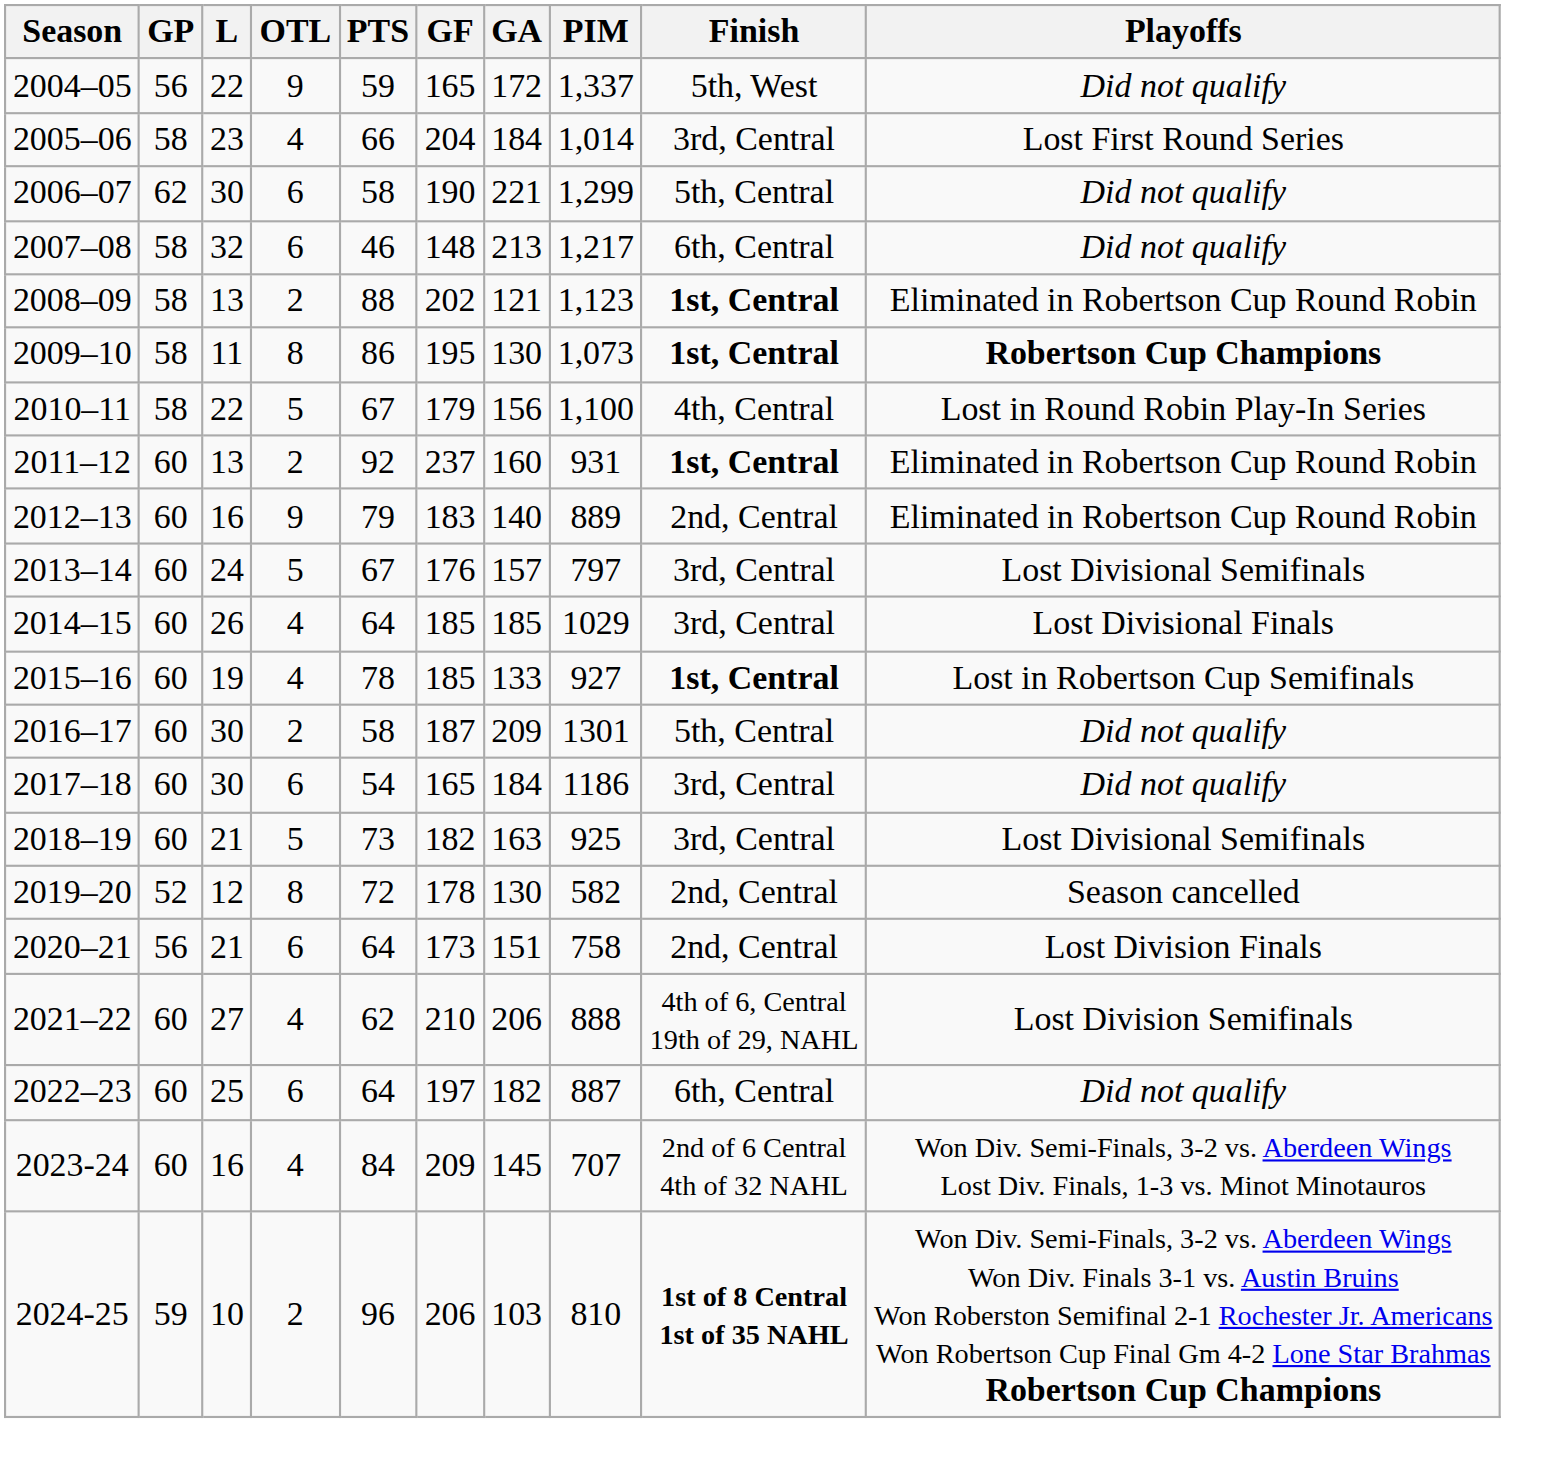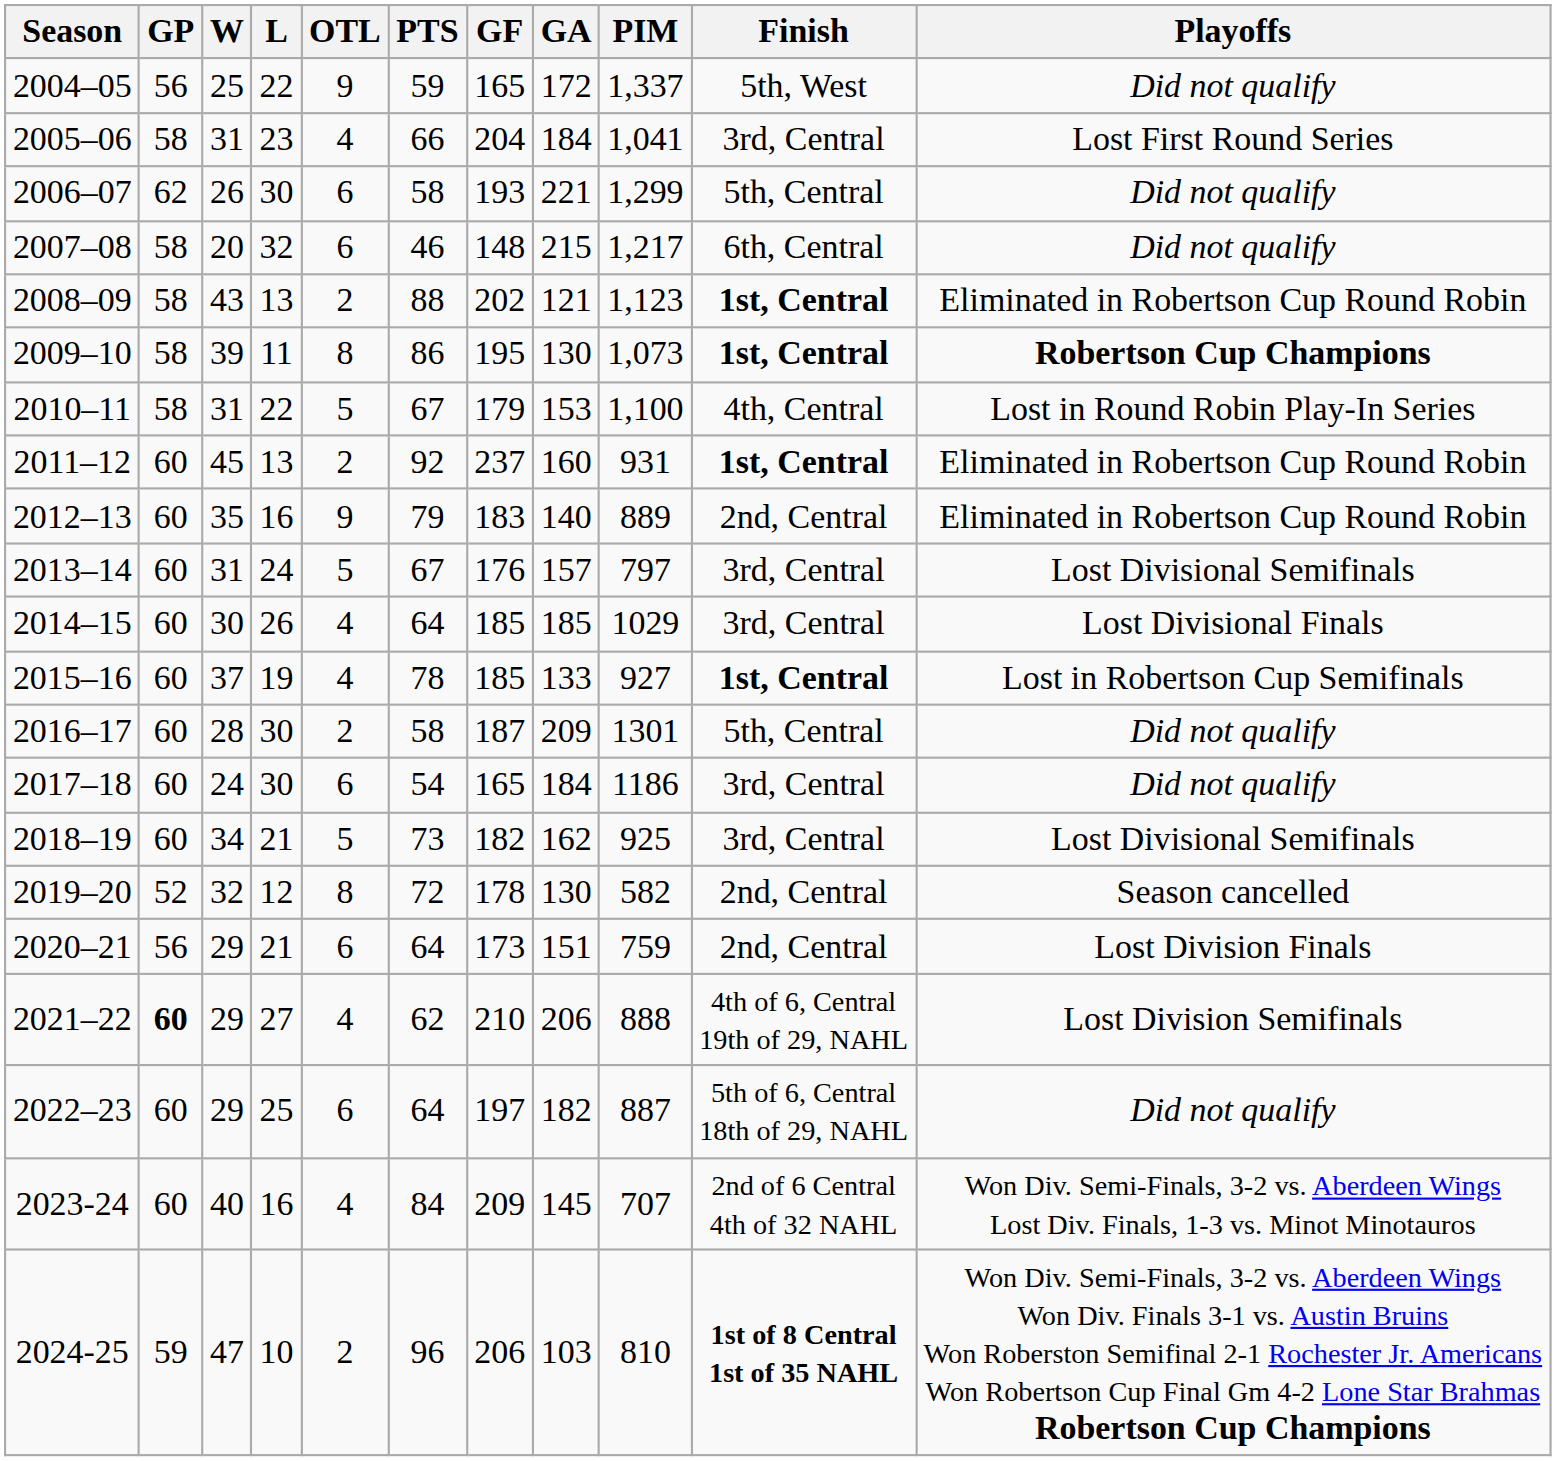+ column: (227, 31)
(596, 138) 1,014 -> (645, 138) 1,041
(450, 192) 190 -> (500, 192) 193
(517, 246) 213 -> (566, 246) 215
(517, 407) 156 -> (566, 407) 153
(517, 838) 163 -> (566, 838) 162
(596, 945) 758 -> (645, 945) 759
(171, 1018) normal -> (171, 1018) bold
(754, 1091) 6th, Central -> (804, 1112) 5th of 6, Central 18th of 29, NAHL
